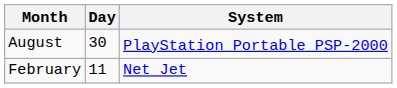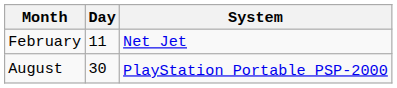rows swapped: (45, 70) <-> (36, 44)
